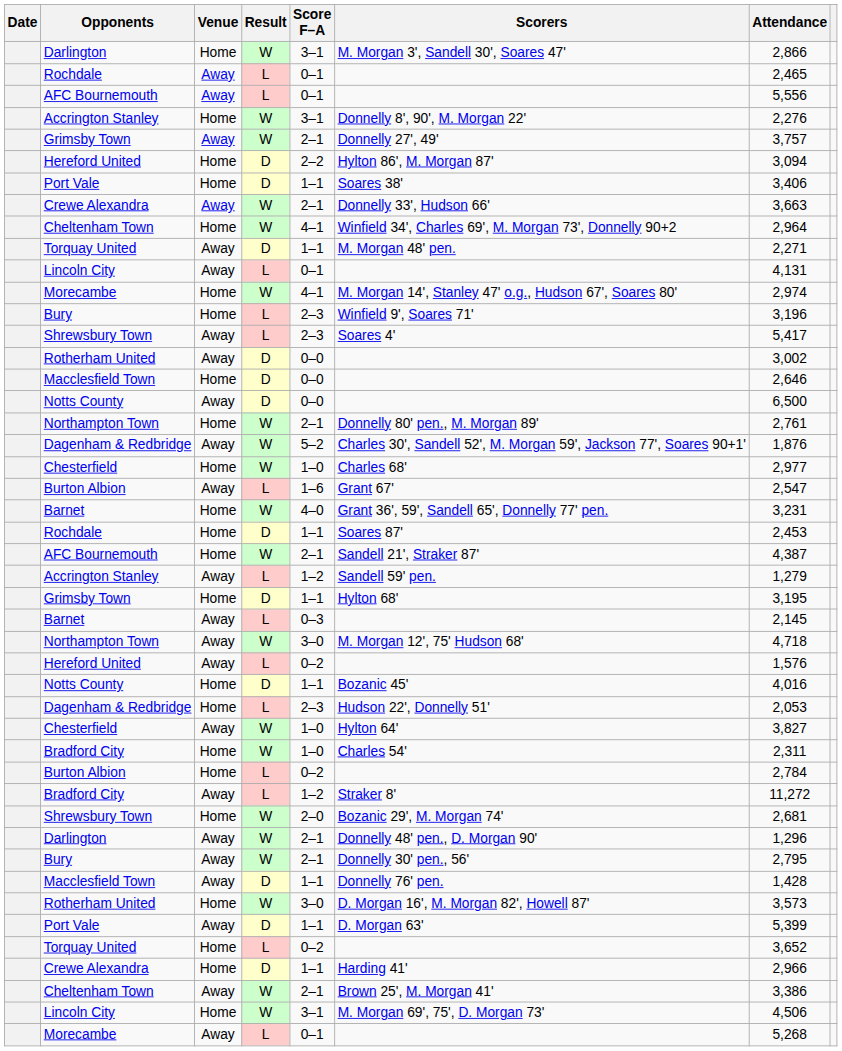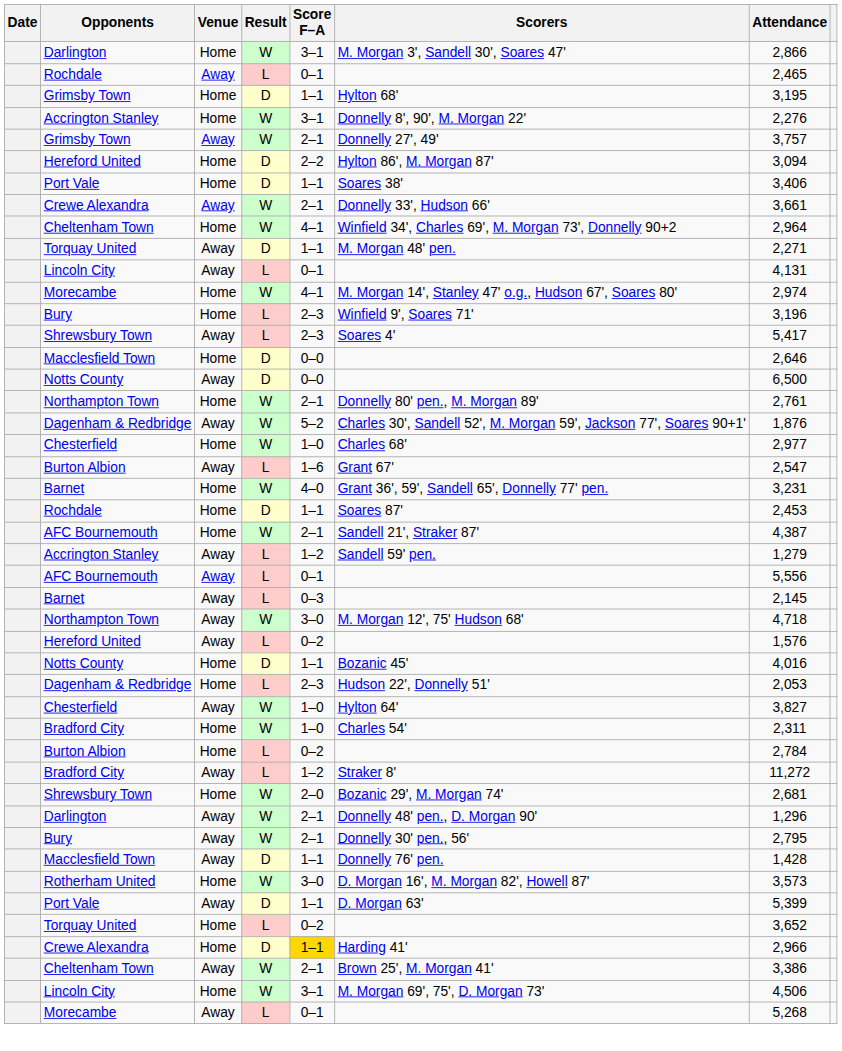rows swapped: (101, 96) <-> (87, 598)
(790, 205) 3,663 -> (790, 205) 3,661
- row: (100, 358)
(312, 969) no background -> (312, 947) gold background
